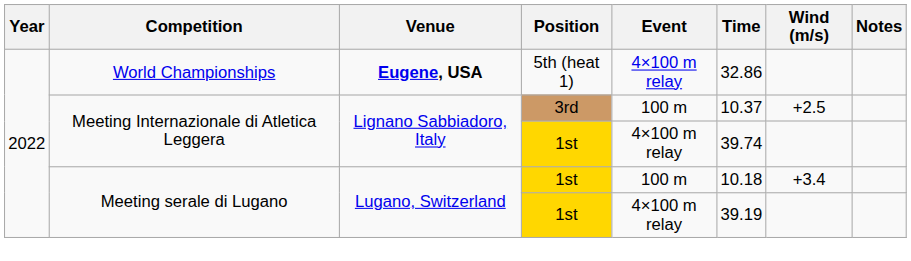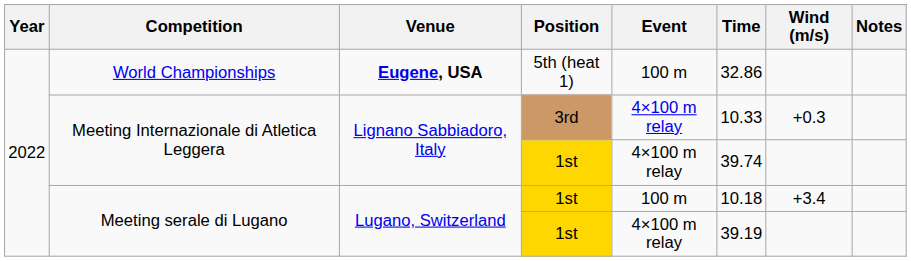(664, 72) 4×100 m relay -> (664, 72) 100 m
(664, 107) 100 m -> (664, 117) 4×100 m relay
(741, 107) 10.37 -> (741, 117) 10.33
(809, 107) +2.5 -> (809, 117) +0.3
